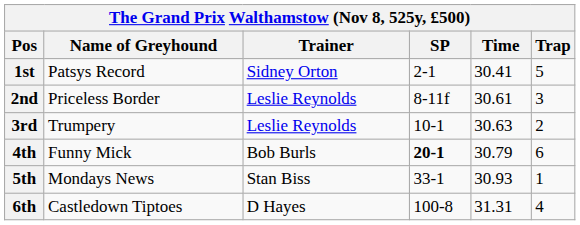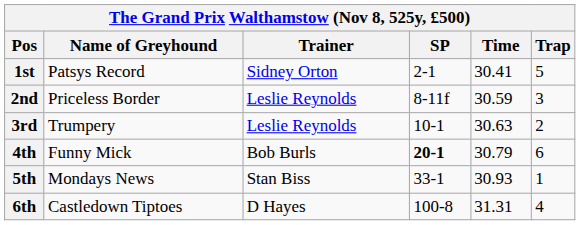(493, 98) 30.61 -> (493, 98) 30.59
